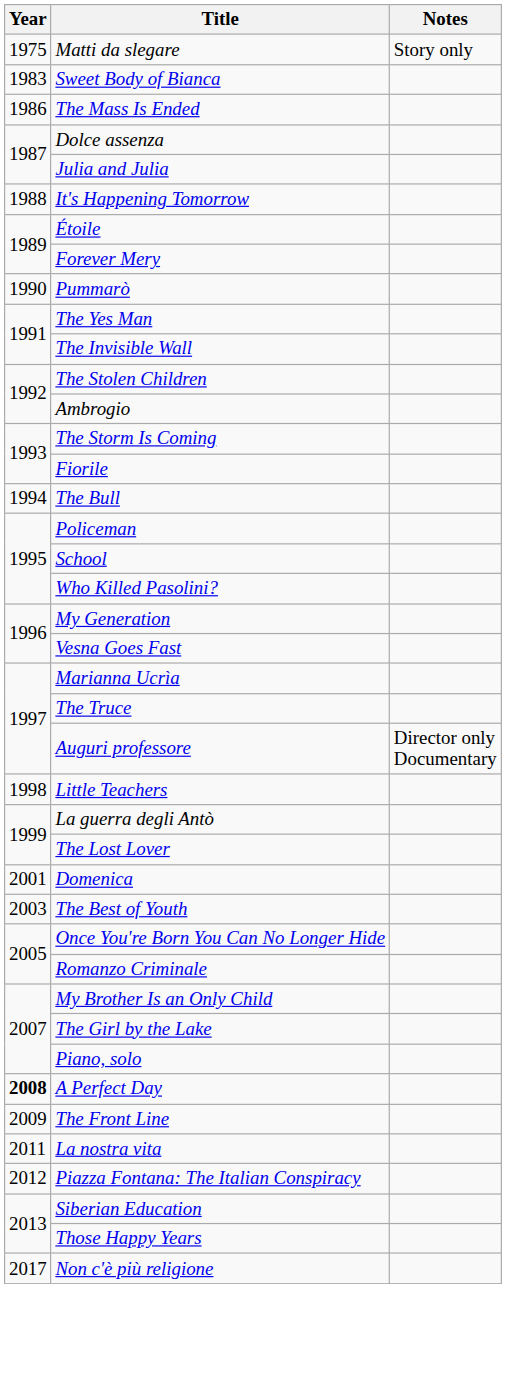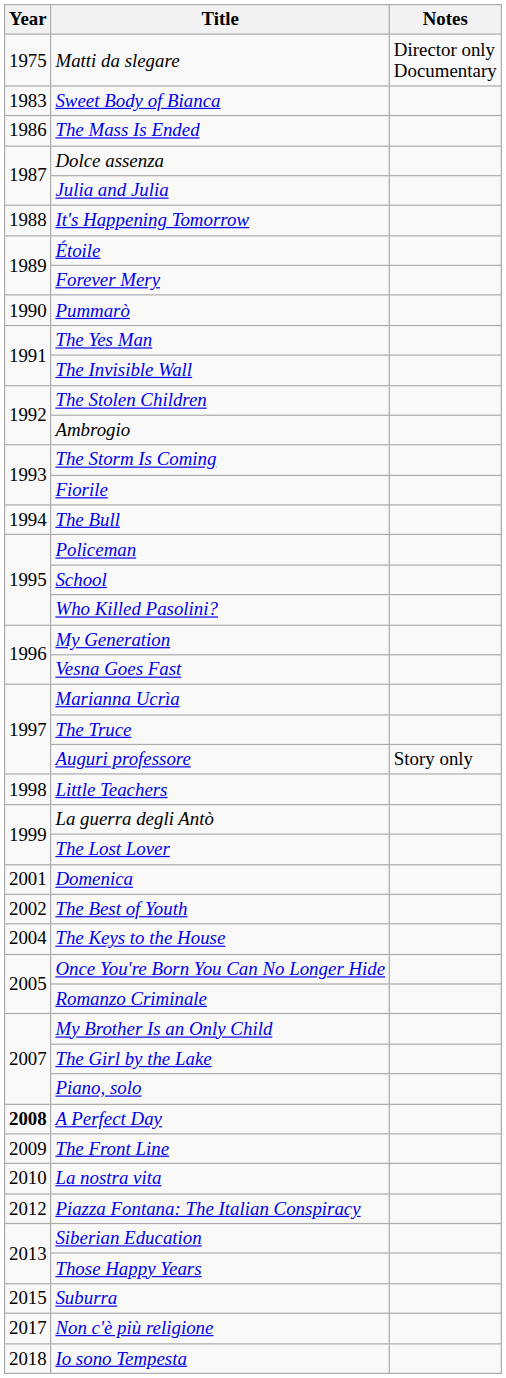(433, 49) Story only -> (445, 60) Director only Documentary
(445, 748) Director only Documentary -> (433, 759) Story only
(28, 909) 2003 -> (28, 909) 2002
+ row: (140, 938)
(27, 1148) 2011 -> (28, 1178) 2010
+ row: (86, 1298)
+ row: (121, 1358)
